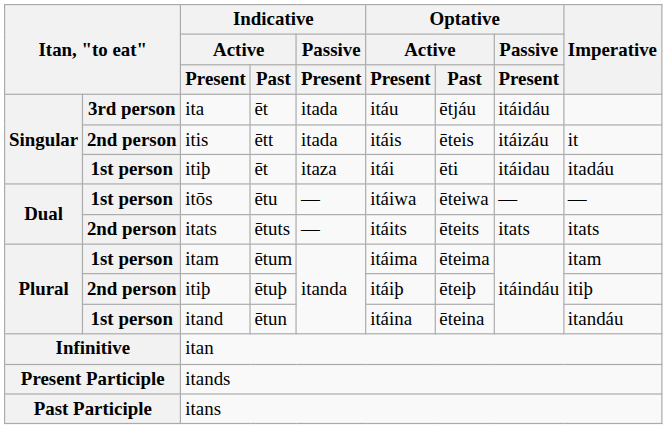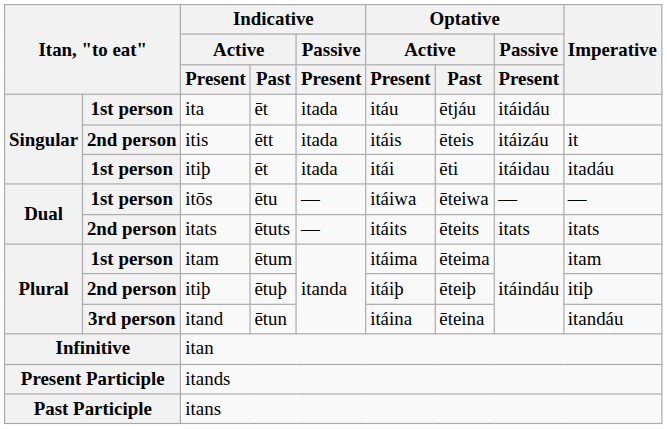(132, 109) 3rd person -> (132, 109) 1st person
(319, 169) itaza -> (319, 169) itada
(132, 318) 1st person -> (132, 318) 3rd person
